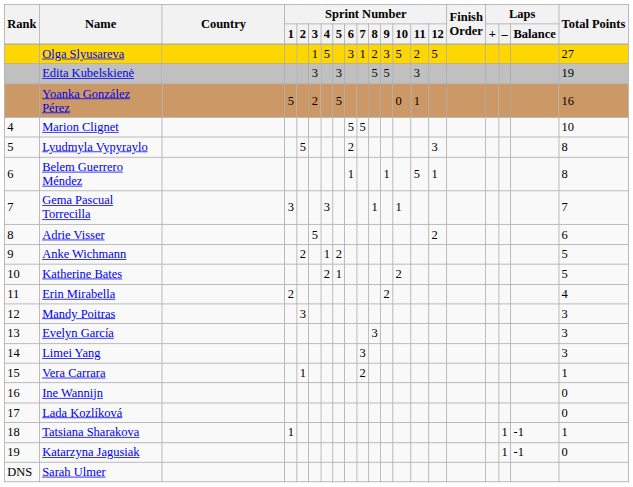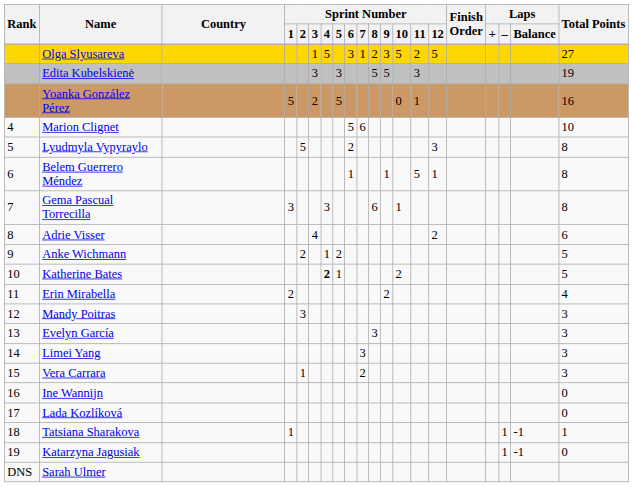(363, 127) 5 -> (363, 127) 6
(375, 207) 1 -> (375, 207) 6
(565, 207) 7 -> (565, 207) 8
(315, 234) 5 -> (315, 234) 4
(327, 274) normal -> (327, 274) bold
(565, 373) 1 -> (565, 373) 3
